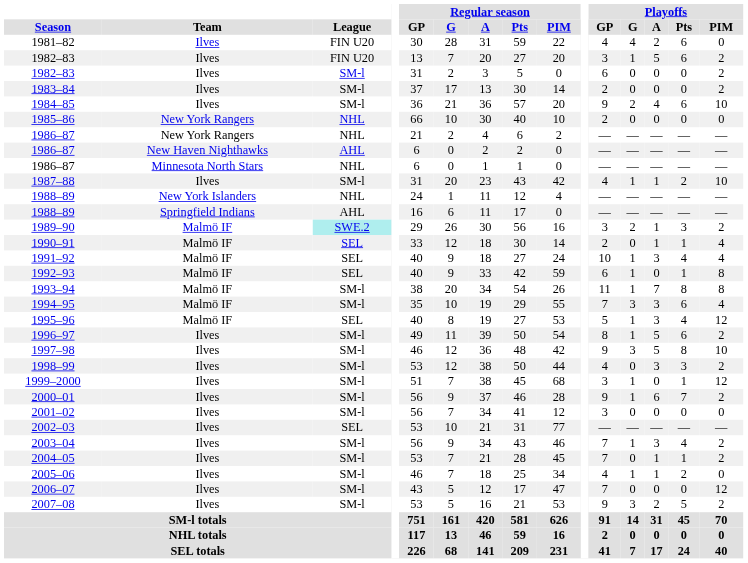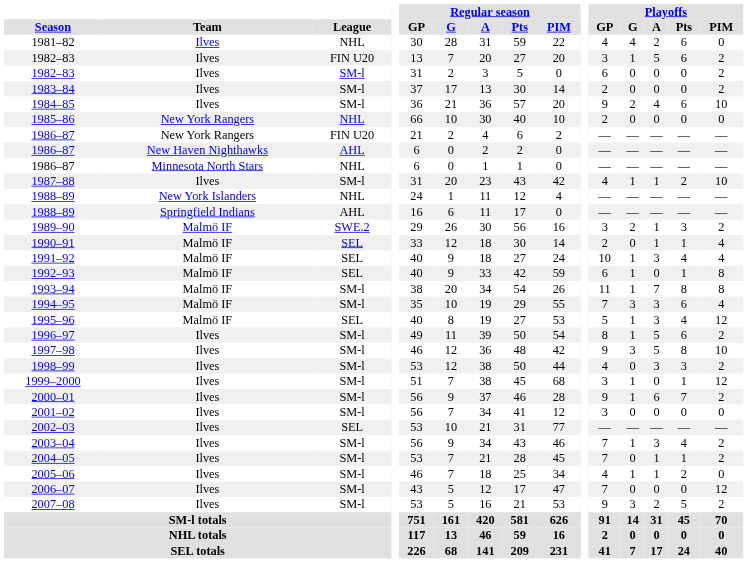(352, 42) FIN U20 -> (352, 42) NHL
(352, 135) NHL -> (352, 135) FIN U20
(352, 227) paleturquoise background -> (352, 227) no background
